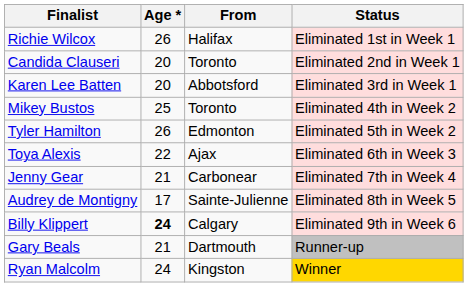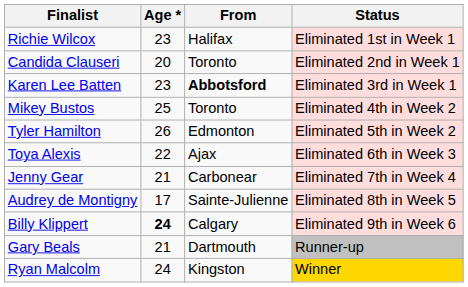(163, 39) 26 -> (163, 39) 23
(163, 85) 20 -> (163, 85) 23
(223, 85) normal -> (227, 85) bold
